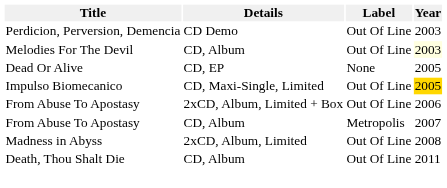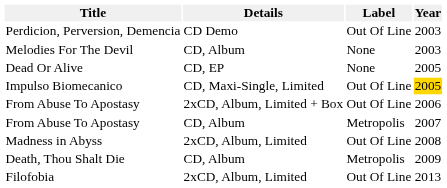(379, 49) Out Of Line -> (361, 49) None
(428, 49) lightyellow background -> (428, 49) no background
(379, 159) Out Of Line -> (376, 159) Metropolis
(428, 159) 2011 -> (428, 159) 2009
+ row: (30, 177)
